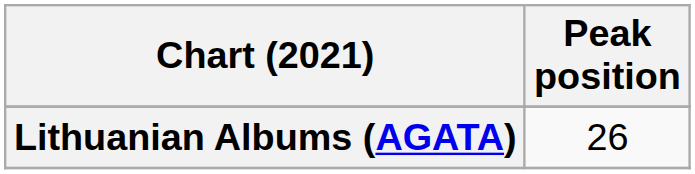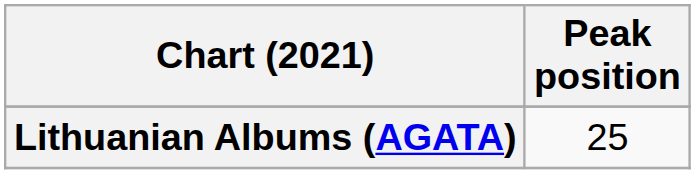(607, 136) 26 -> (607, 136) 25
